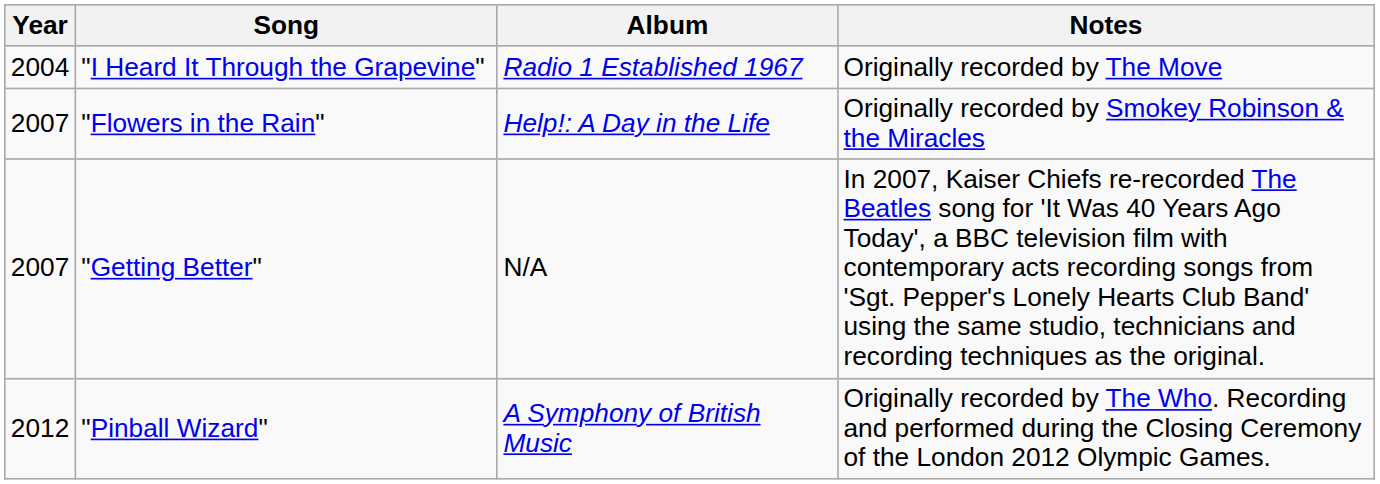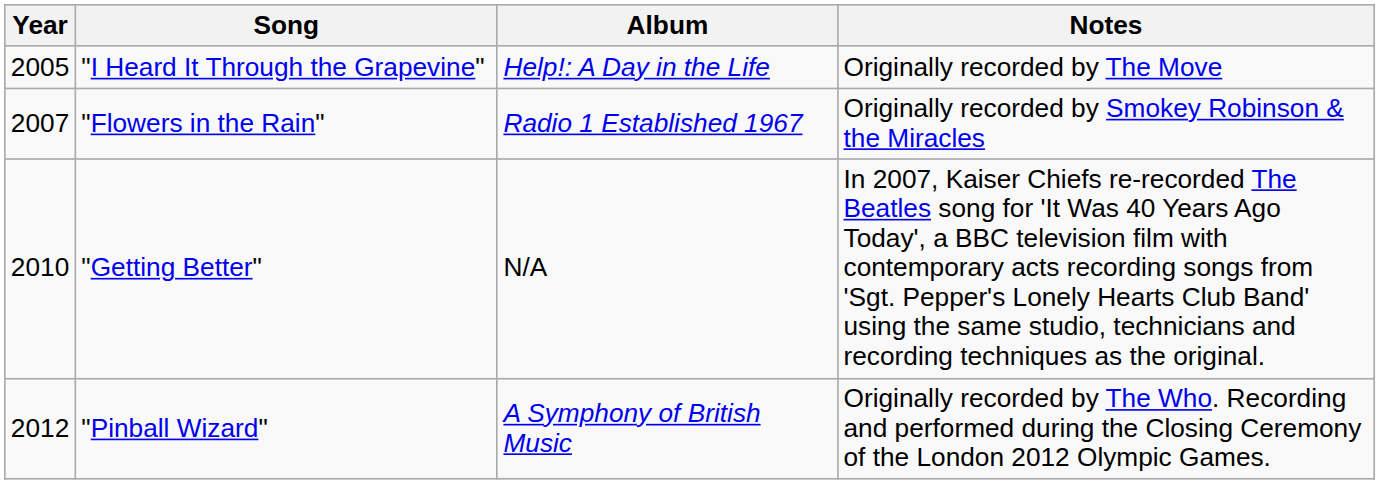(40, 66) 2004 -> (40, 66) 2005
(653, 66) Radio 1 Established 1967 -> (637, 66) Help!: A Day in the Life
(637, 123) Help!: A Day in the Life -> (653, 123) Radio 1 Established 1967
(40, 268) 2007 -> (40, 268) 2010
